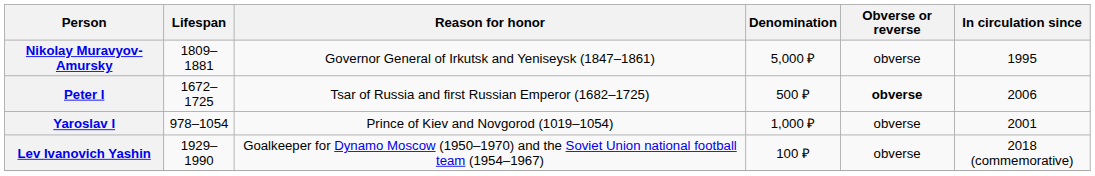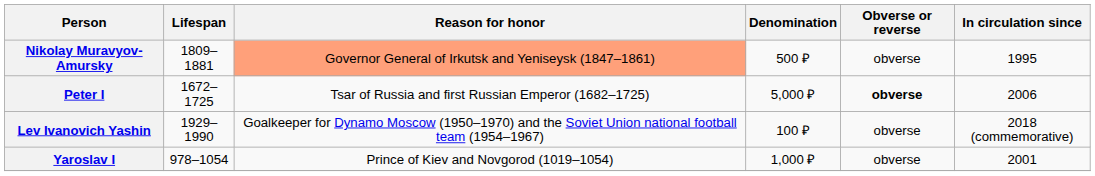(490, 58) no background -> (490, 58) lightsalmon background
(793, 59) 5,000 ₽ -> (793, 59) 500 ₽
(793, 94) 500 ₽ -> (793, 94) 5,000 ₽
rows swapped: (84, 124) <-> (84, 153)
